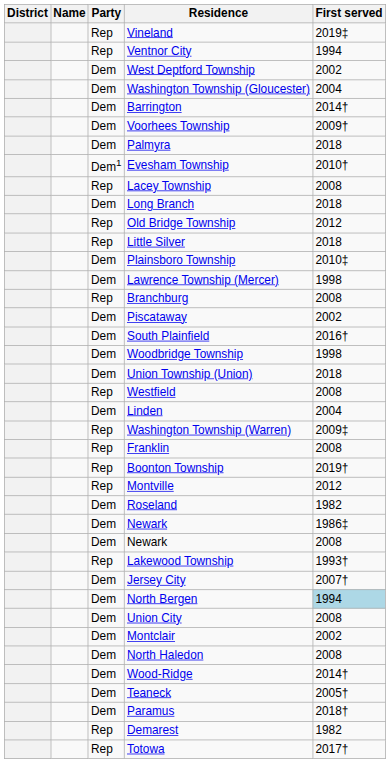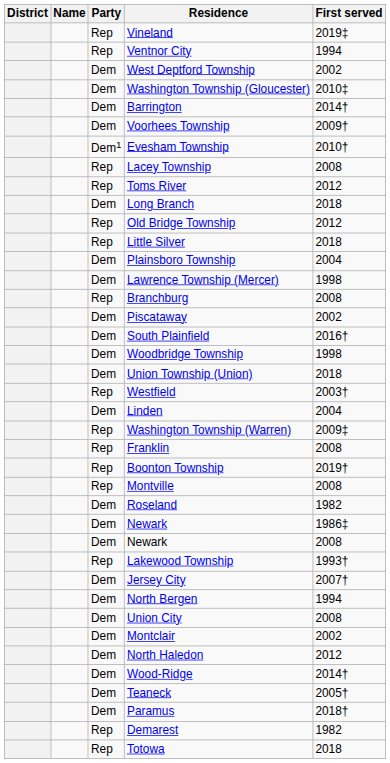(329, 88) 2004 -> (332, 88) 2010‡
- row: (104, 145)
+ row: (102, 186)
(332, 261) 2010‡ -> (329, 261) 2004
(329, 392) 2008 -> (332, 392) 2003†
(329, 486) 2012 -> (329, 486) 2008
(329, 599) lightblue background -> (329, 599) no background
(329, 655) 2008 -> (329, 655) 2012
(332, 749) 2017† -> (329, 749) 2018
